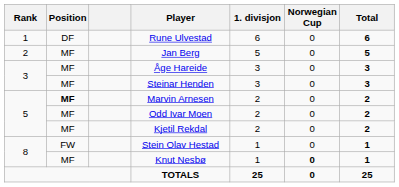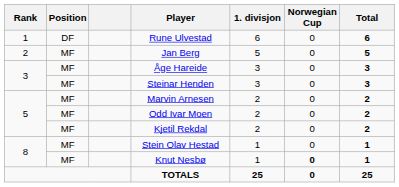(68, 99) bold -> (68, 99) normal
(68, 144) FW -> (68, 144) MF
